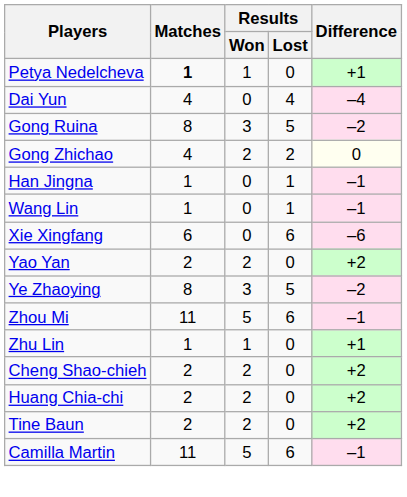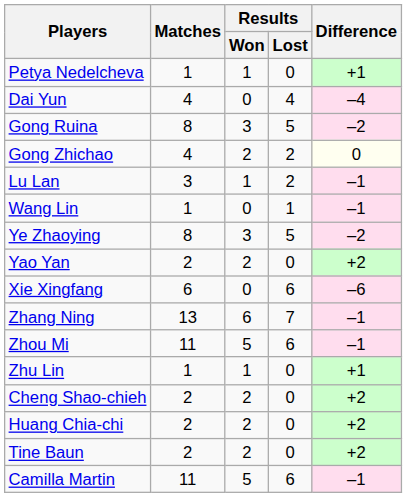(188, 72) bold -> (188, 72) normal
- row: (51, 181)
+ row: (34, 181)
rows swapped: (56, 235) <-> (55, 289)
+ row: (52, 317)
